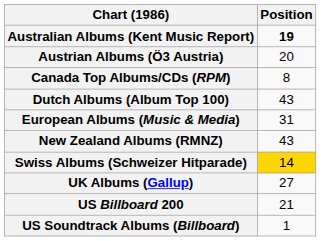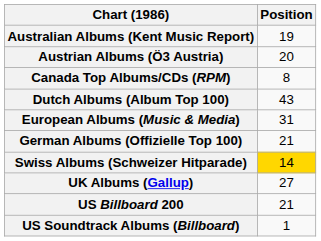(286, 36) bold -> (286, 36) normal
+ row: (131, 141)
- row: (131, 141)
